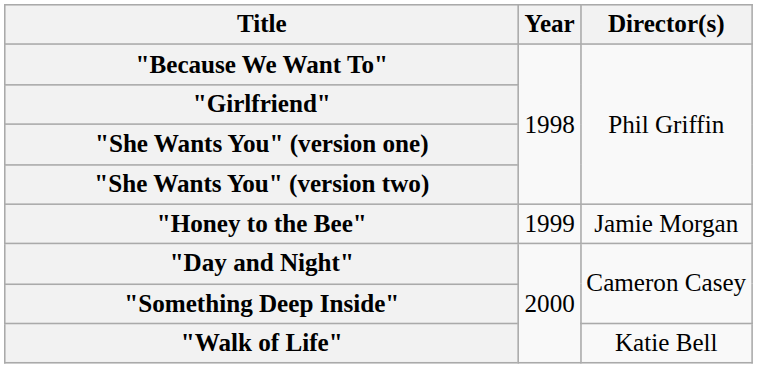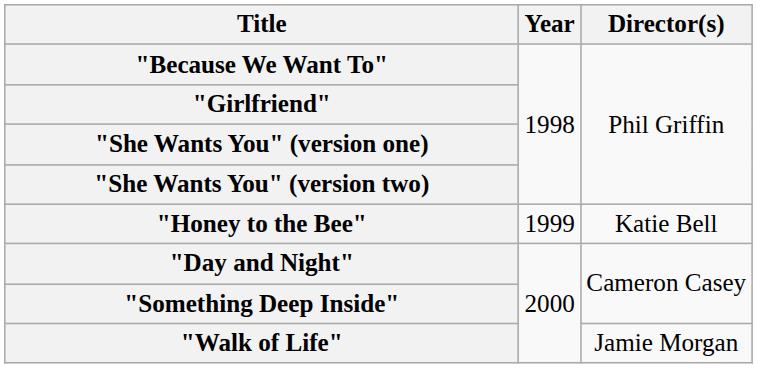(666, 223) Jamie Morgan -> (666, 223) Katie Bell
(666, 343) Katie Bell -> (666, 343) Jamie Morgan
